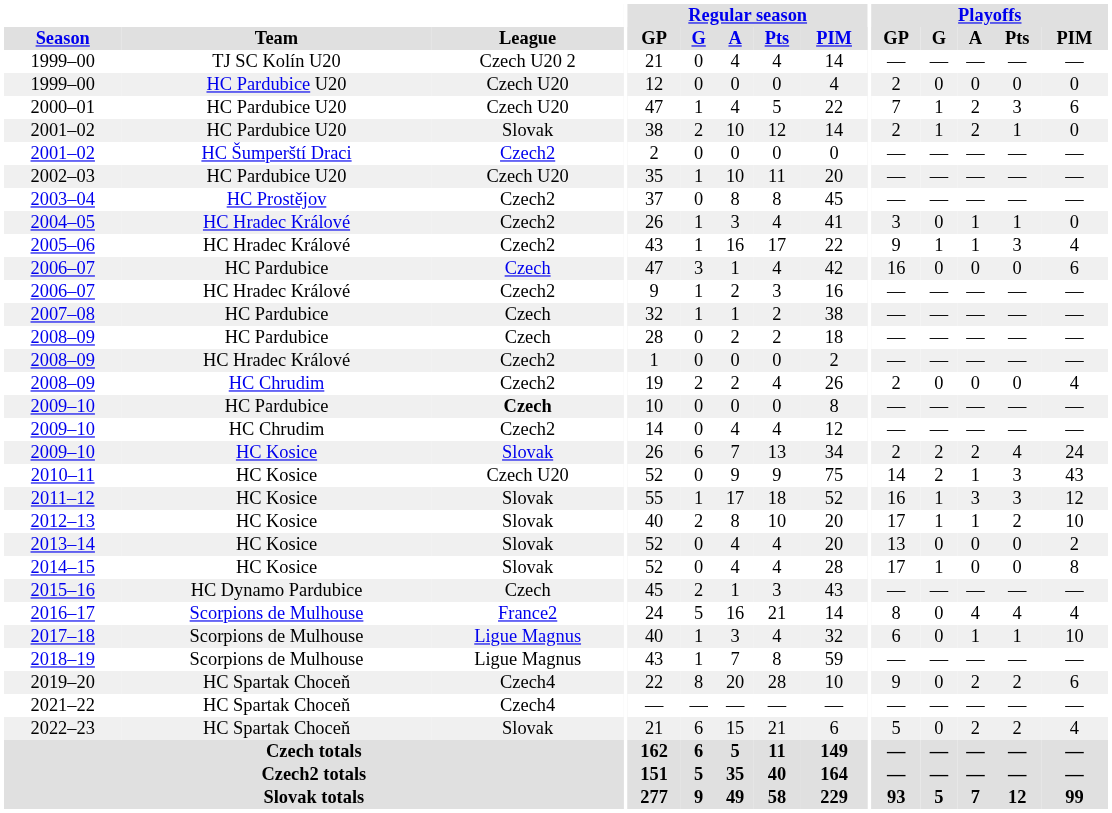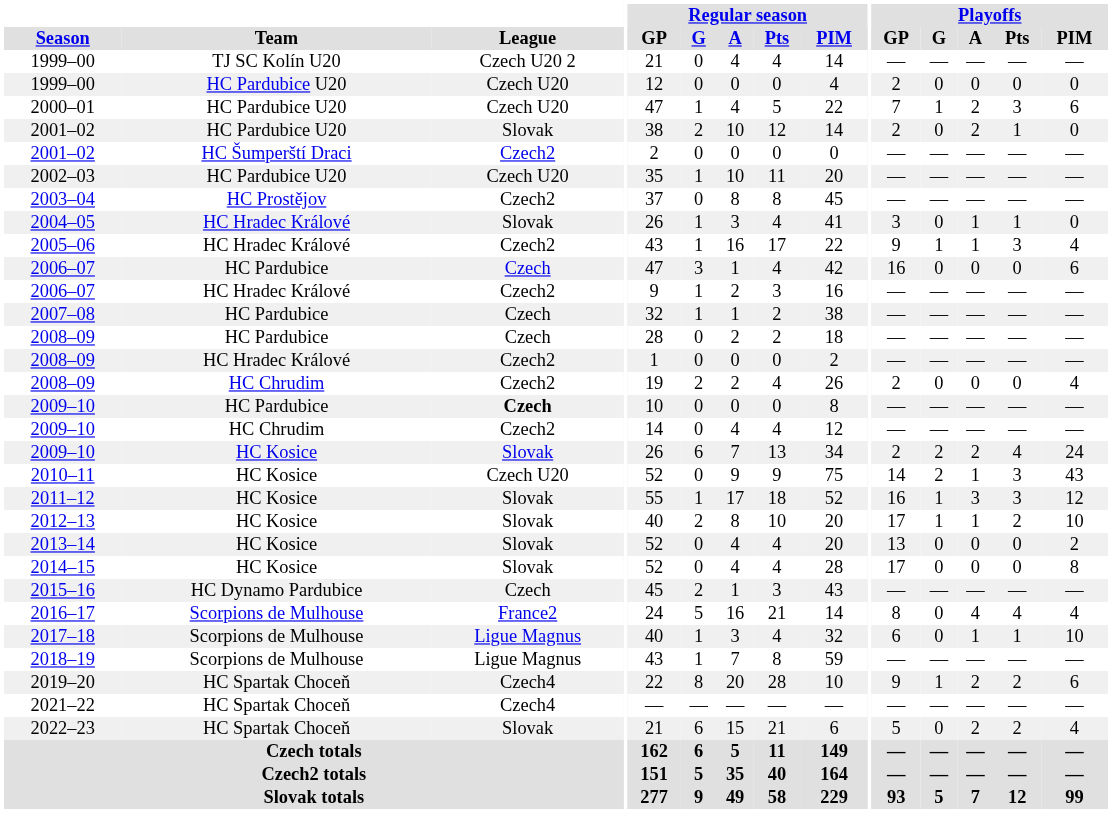(939, 130) 1 -> (939, 130) 0
(528, 222) Czech2 -> (528, 222) Slovak
(939, 567) 1 -> (939, 567) 0
(939, 682) 0 -> (939, 682) 1
